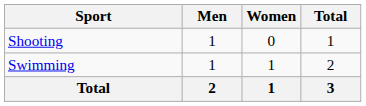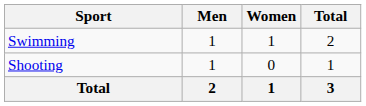rows swapped: (35, 40) <-> (41, 64)
